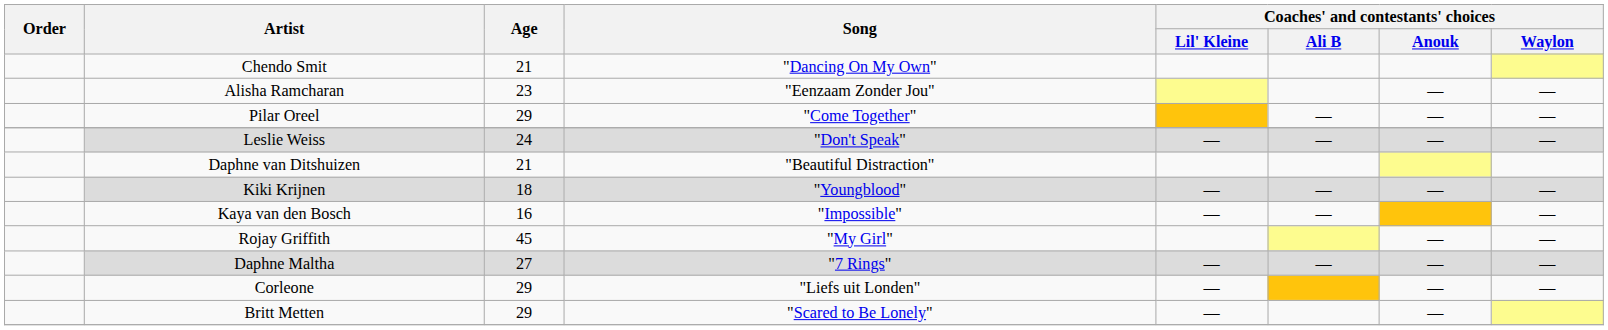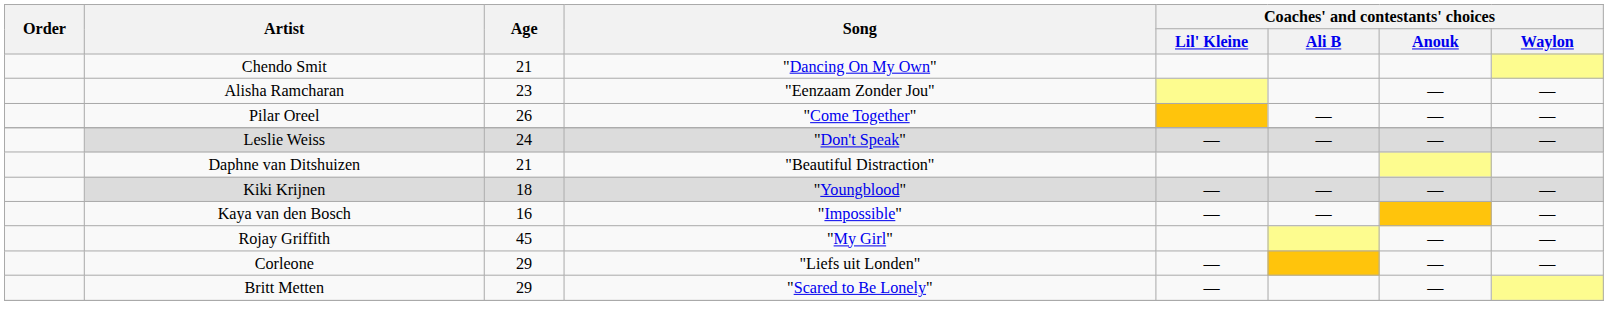(524, 115) 29 -> (524, 115) 26
- row: (284, 263)
